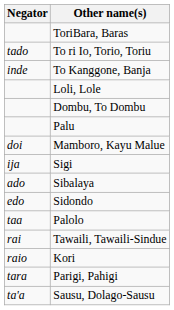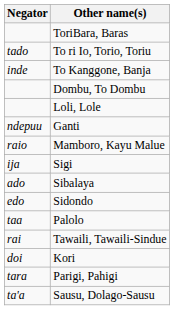rows swapped: (99, 107) <-> (77, 88)
+ row: (66, 126)
- row: (64, 126)
(15, 145) doi -> (17, 145) raio
(17, 257) raio -> (15, 257) doi
